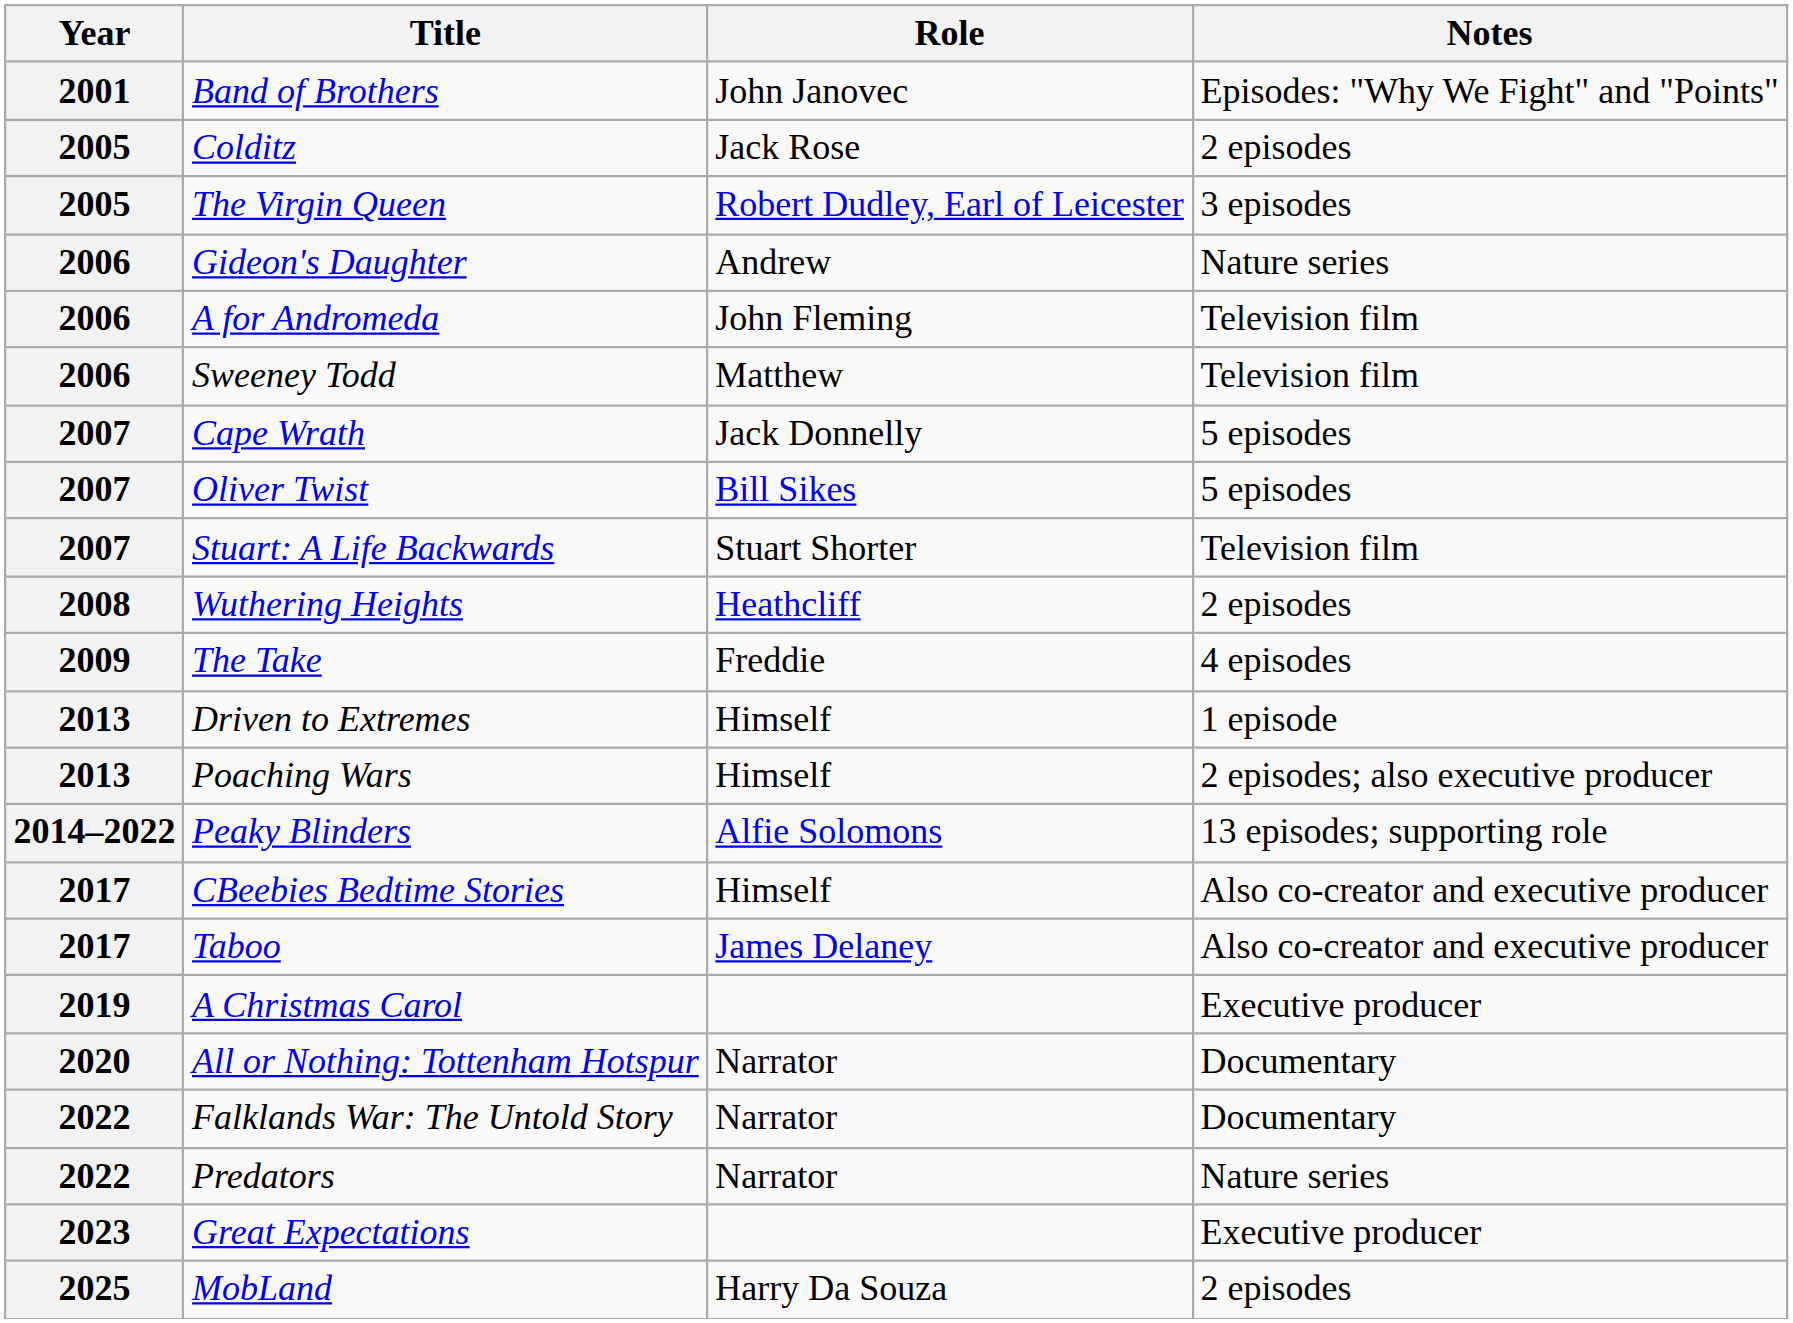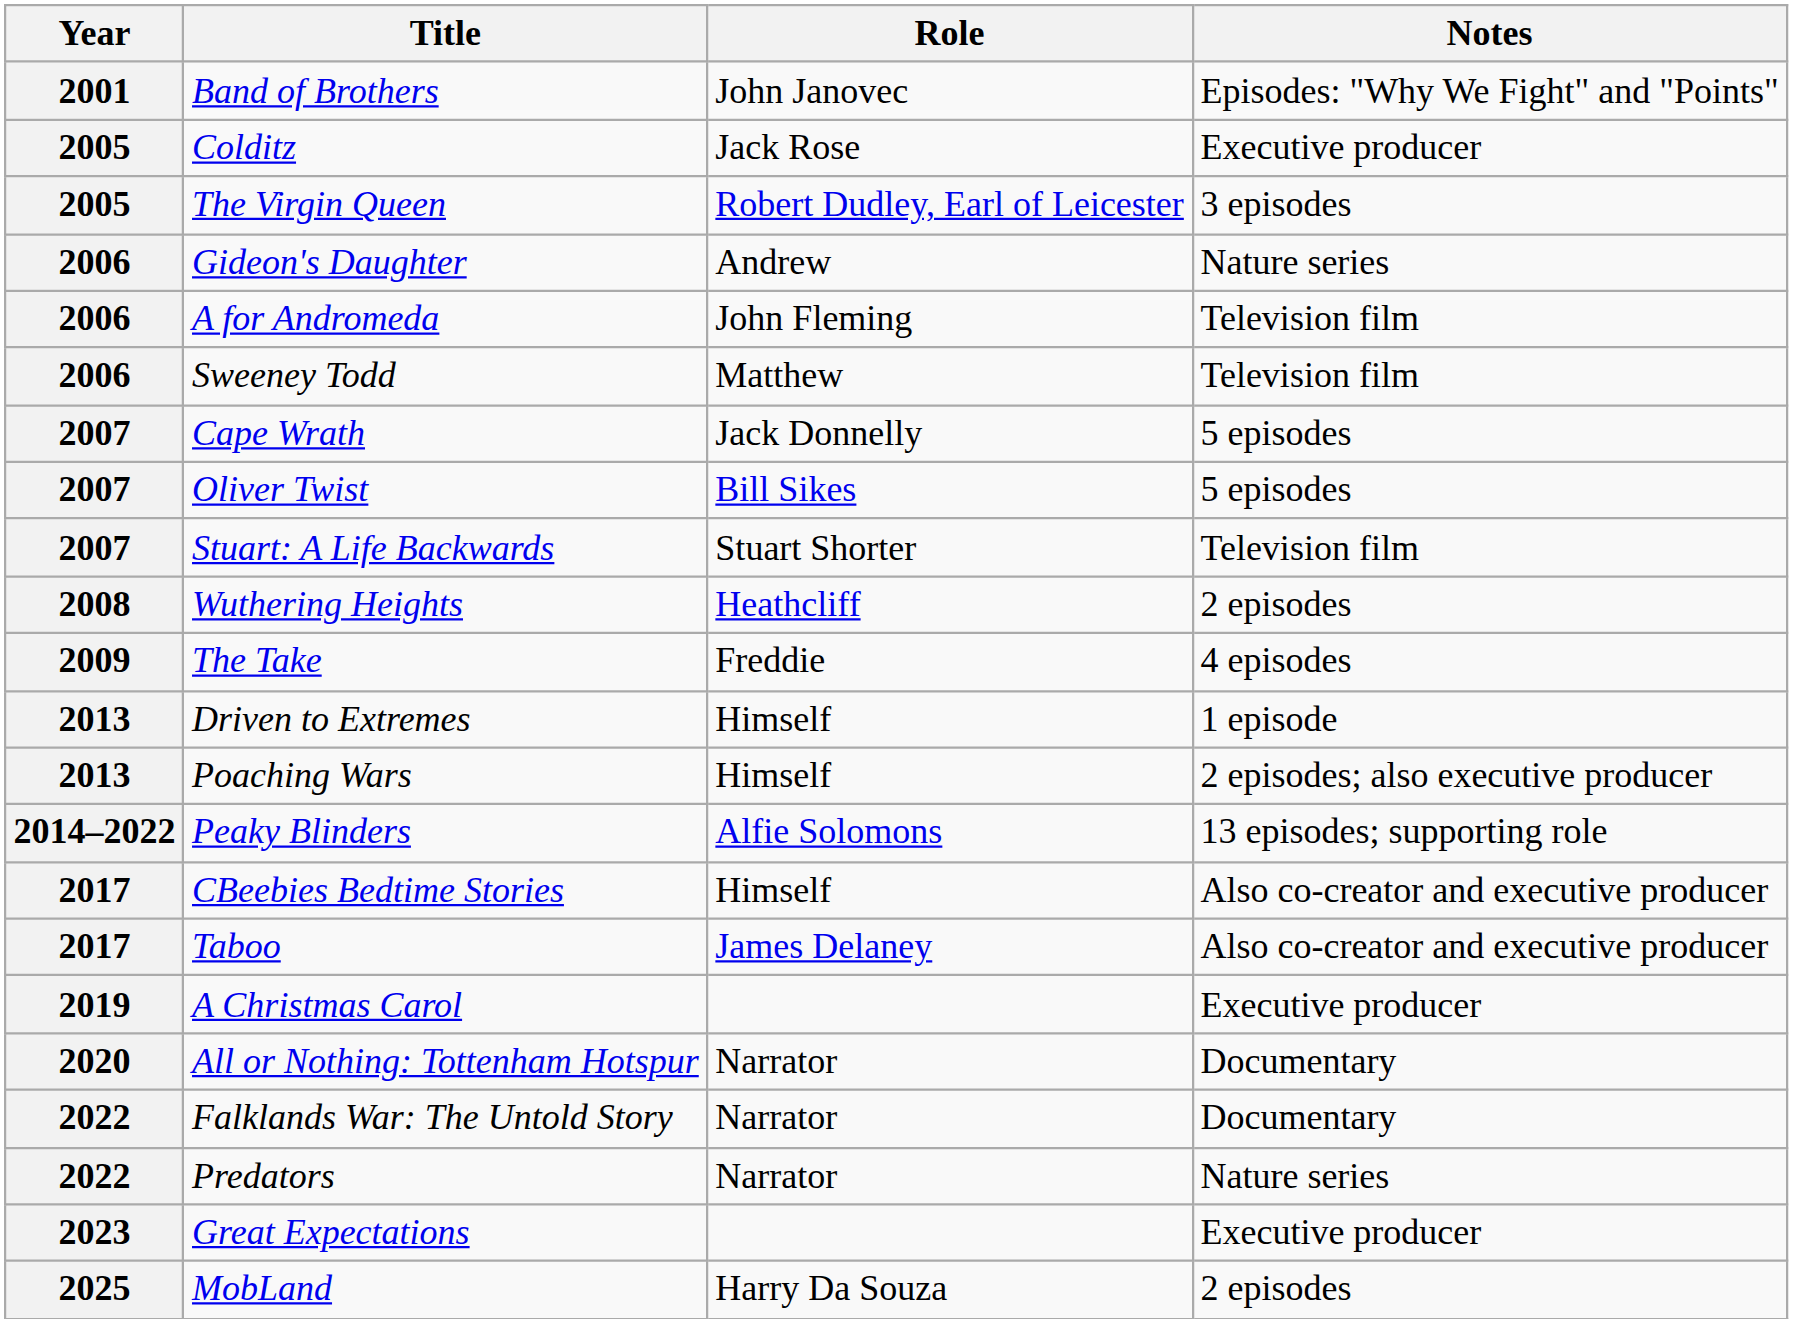(1276, 147) 2 episodes -> (1341, 147) Executive producer
